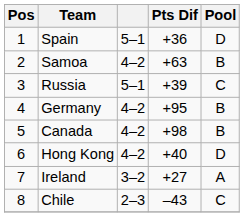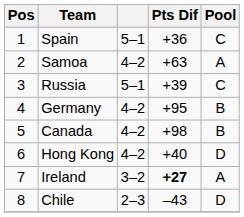(220, 39) D -> (220, 39) C
(220, 62) B -> (220, 62) A
(175, 177) normal -> (175, 177) bold
(220, 200) C -> (220, 200) D
